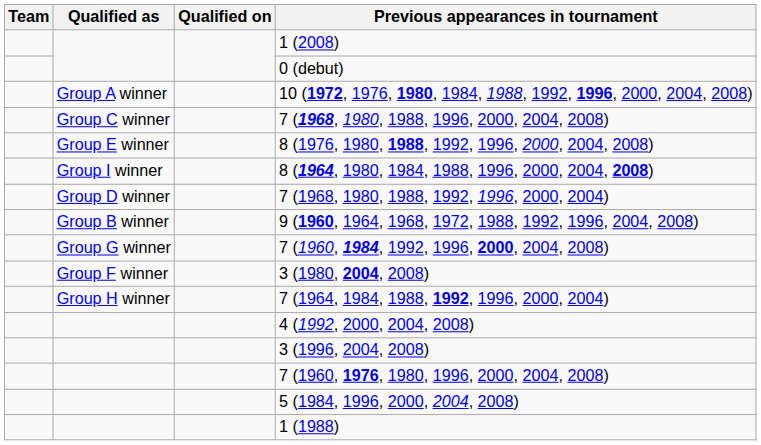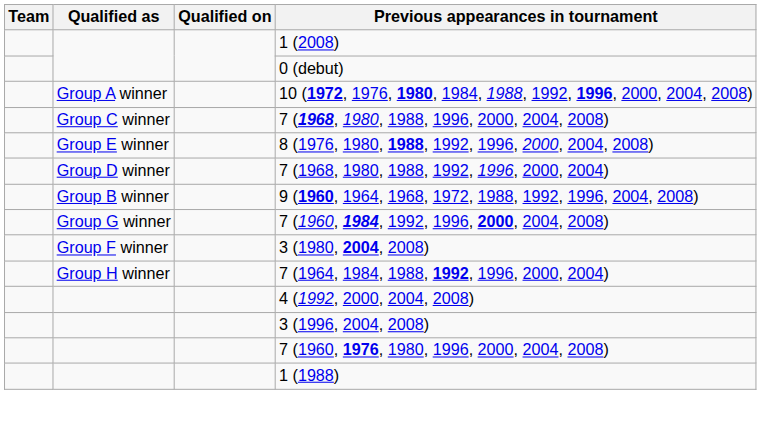- row: (466, 171)
- row: (399, 401)
